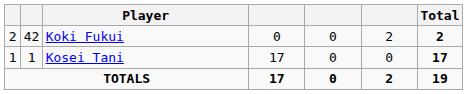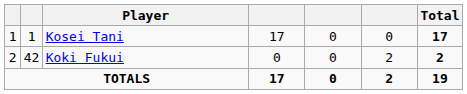rows swapped: (85, 57) <-> (85, 36)
